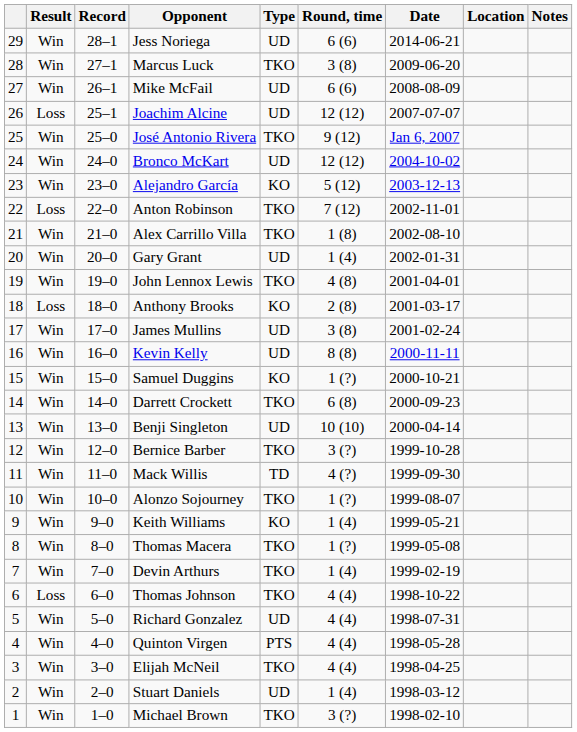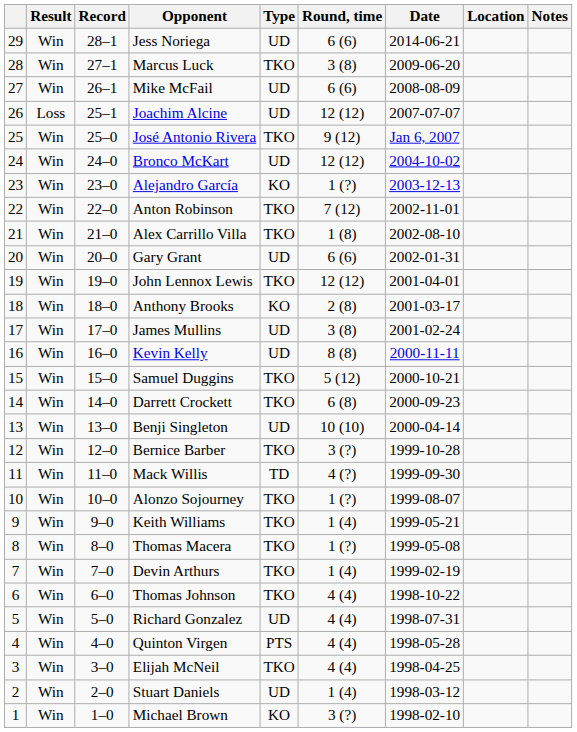(342, 185) 5 (12) -> (342, 185) 1 (?)
(51, 209) Loss -> (51, 209) Win
(342, 257) 1 (4) -> (342, 257) 6 (6)
(342, 281) 4 (8) -> (342, 281) 12 (12)
(51, 305) Loss -> (51, 305) Win
(279, 378) KO -> (279, 378) TKO
(342, 378) 1 (?) -> (342, 378) 5 (12)
(279, 522) KO -> (279, 522) TKO
(51, 595) Loss -> (51, 595) Win
(279, 715) TKO -> (279, 715) KO
